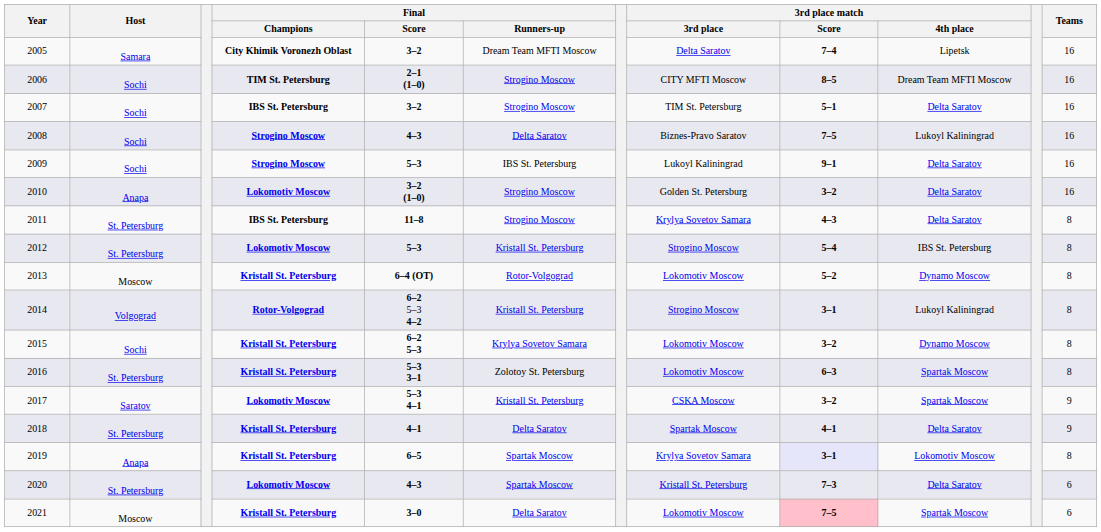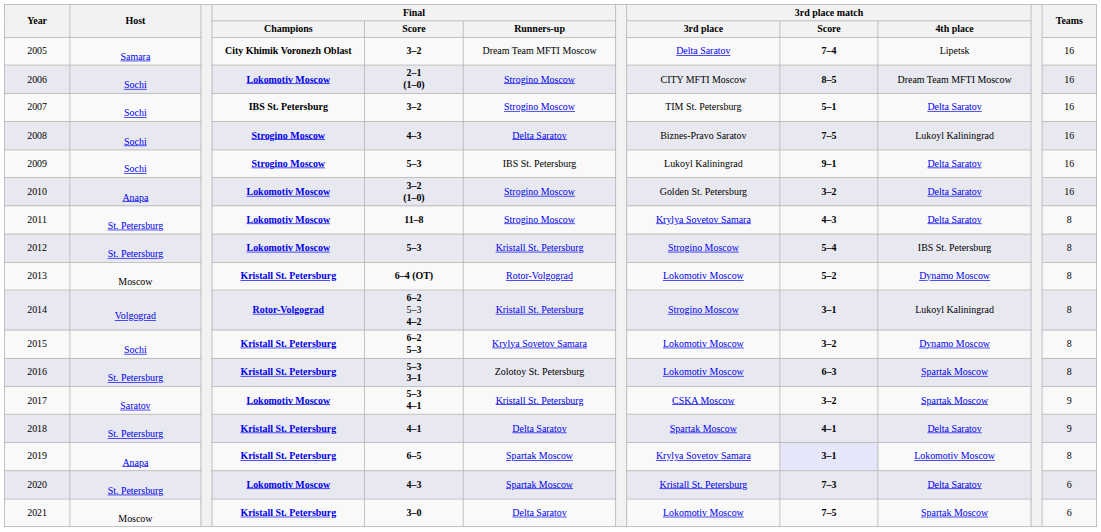(288, 79) TIM St. Petersburg -> (288, 79) Lokomotiv Moscow
(288, 220) IBS St. Petersburg -> (288, 220) Lokomotiv Moscow
(829, 513) pink background -> (829, 513) no background
